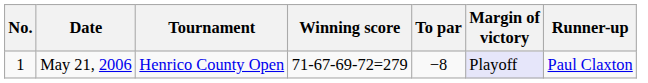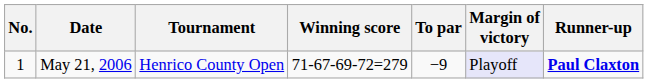(439, 64) −8 -> (439, 64) −9
(590, 64) normal -> (593, 64) bold
